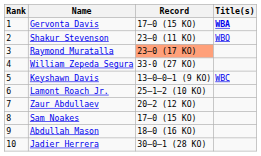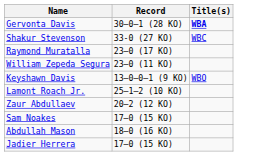- column: (16, 11)
(167, 24) 17–0 (15 KO) -> (148, 24) 30–0–1 (28 KO)
(167, 38) 23–0 (11 KO) -> (143, 38) 33-0 (27 KO)
(223, 38) WBO -> (199, 38) WBC
(167, 51) lightsalmon background -> (143, 51) no background
(167, 64) 33-0 (27 KO) -> (143, 64) 23–0 (11 KO)
(223, 78) WBC -> (199, 78) WBO
(172, 144) 30–0–1 (28 KO) -> (143, 144) 17–0 (15 KO)
